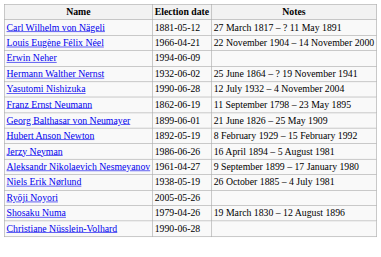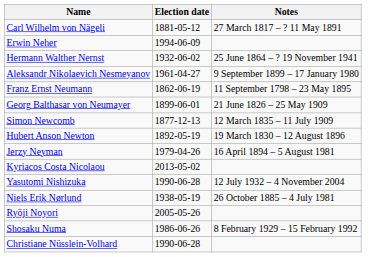- row: (55, 43)
rows swapped: (78, 167) <-> (46, 89)
+ row: (41, 120)
(286, 136) 8 February 1929 – 15 February 1992 -> (279, 136) 19 March 1830 – 12 August 1896
(177, 151) 1986-06-26 -> (177, 151) 1979-04-26
+ row: (56, 167)
(177, 213) 1979-04-26 -> (177, 228) 1986-06-26
(279, 213) 19 March 1830 – 12 August 1896 -> (286, 228) 8 February 1929 – 15 February 1992
